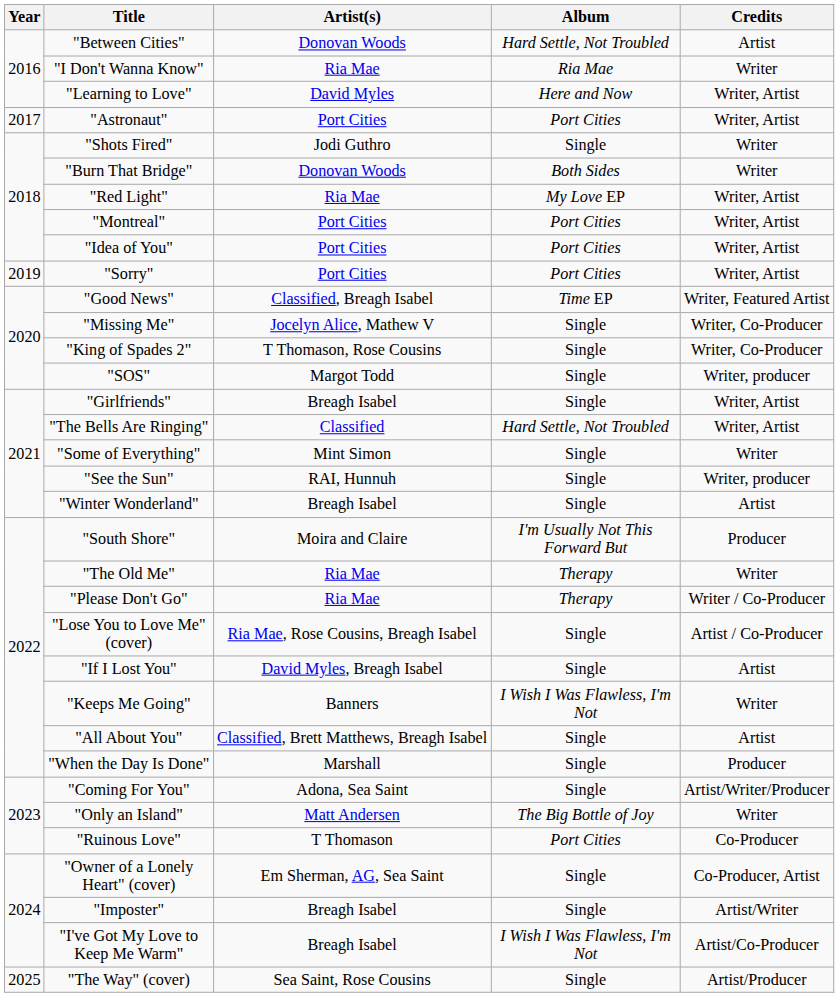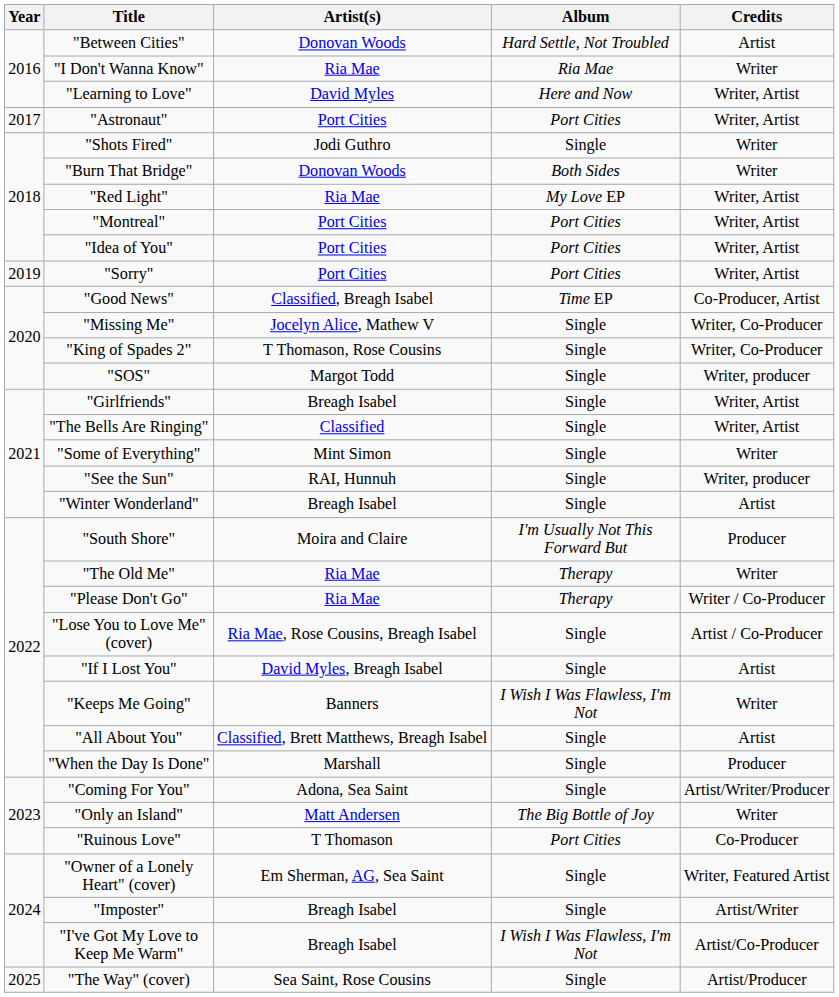(757, 299) Writer, Featured Artist -> (757, 299) Co-Producer, Artist
(586, 427) Hard Settle, Not Troubled -> (586, 427) Single
(757, 875) Co-Producer, Artist -> (757, 875) Writer, Featured Artist
